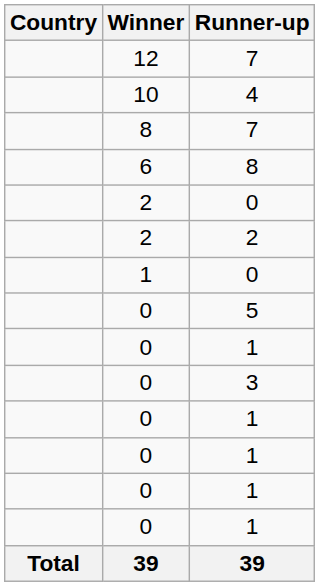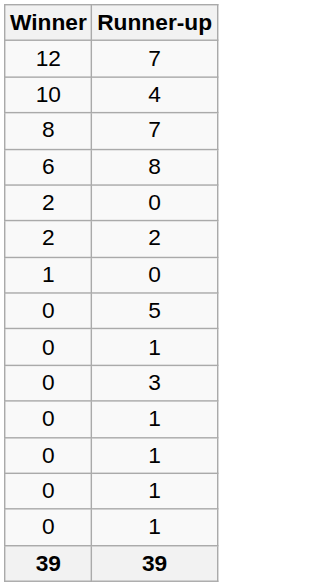- column: (53, 22)
